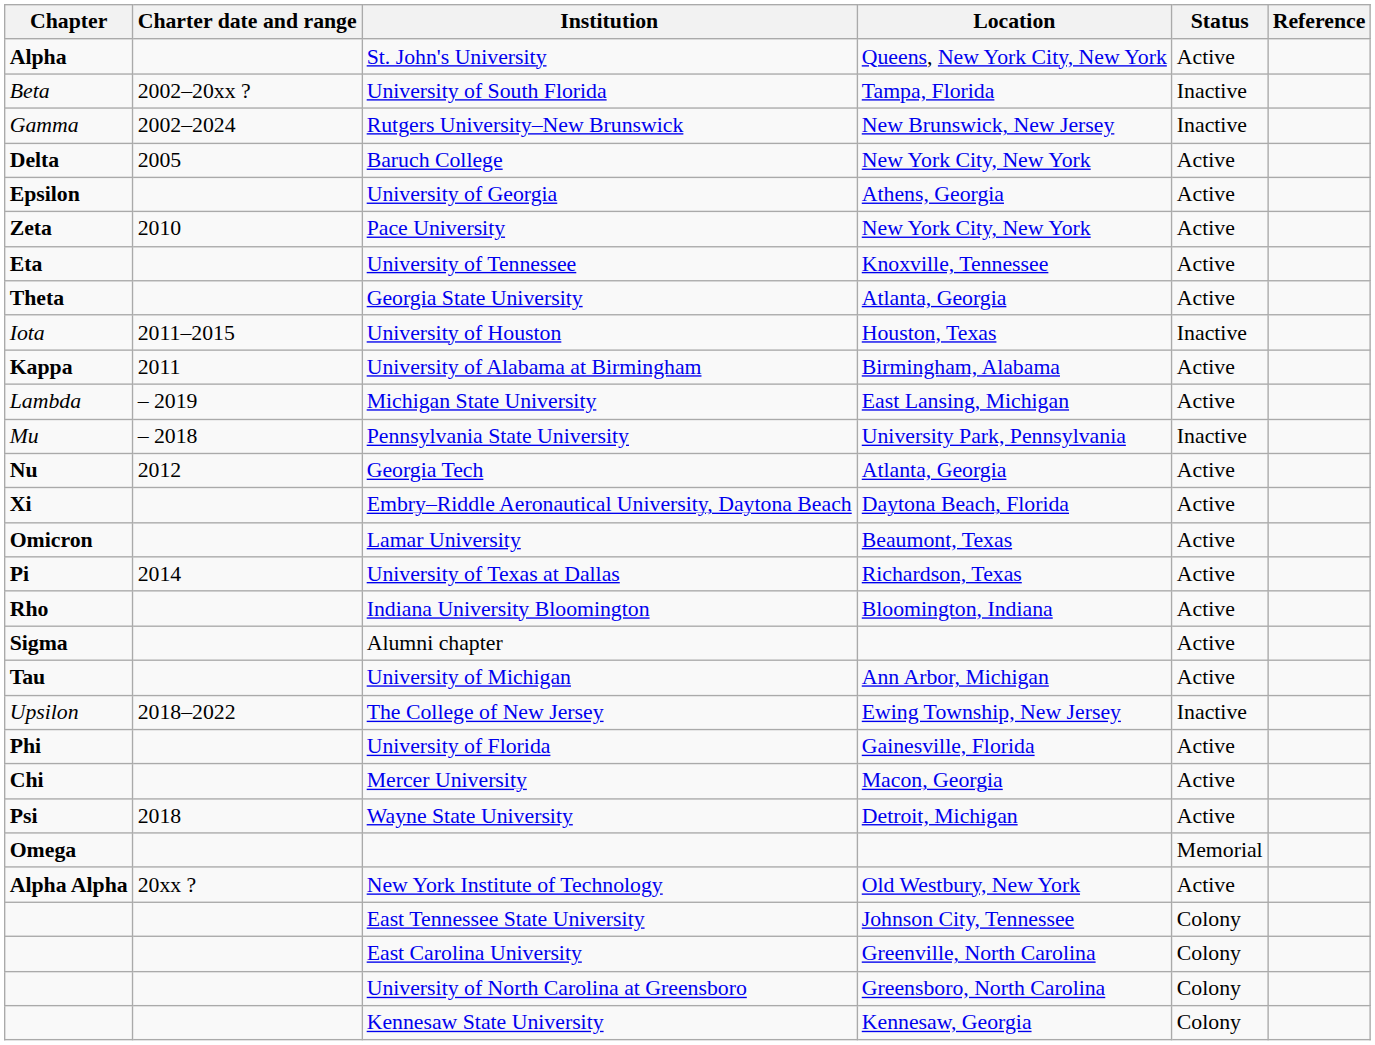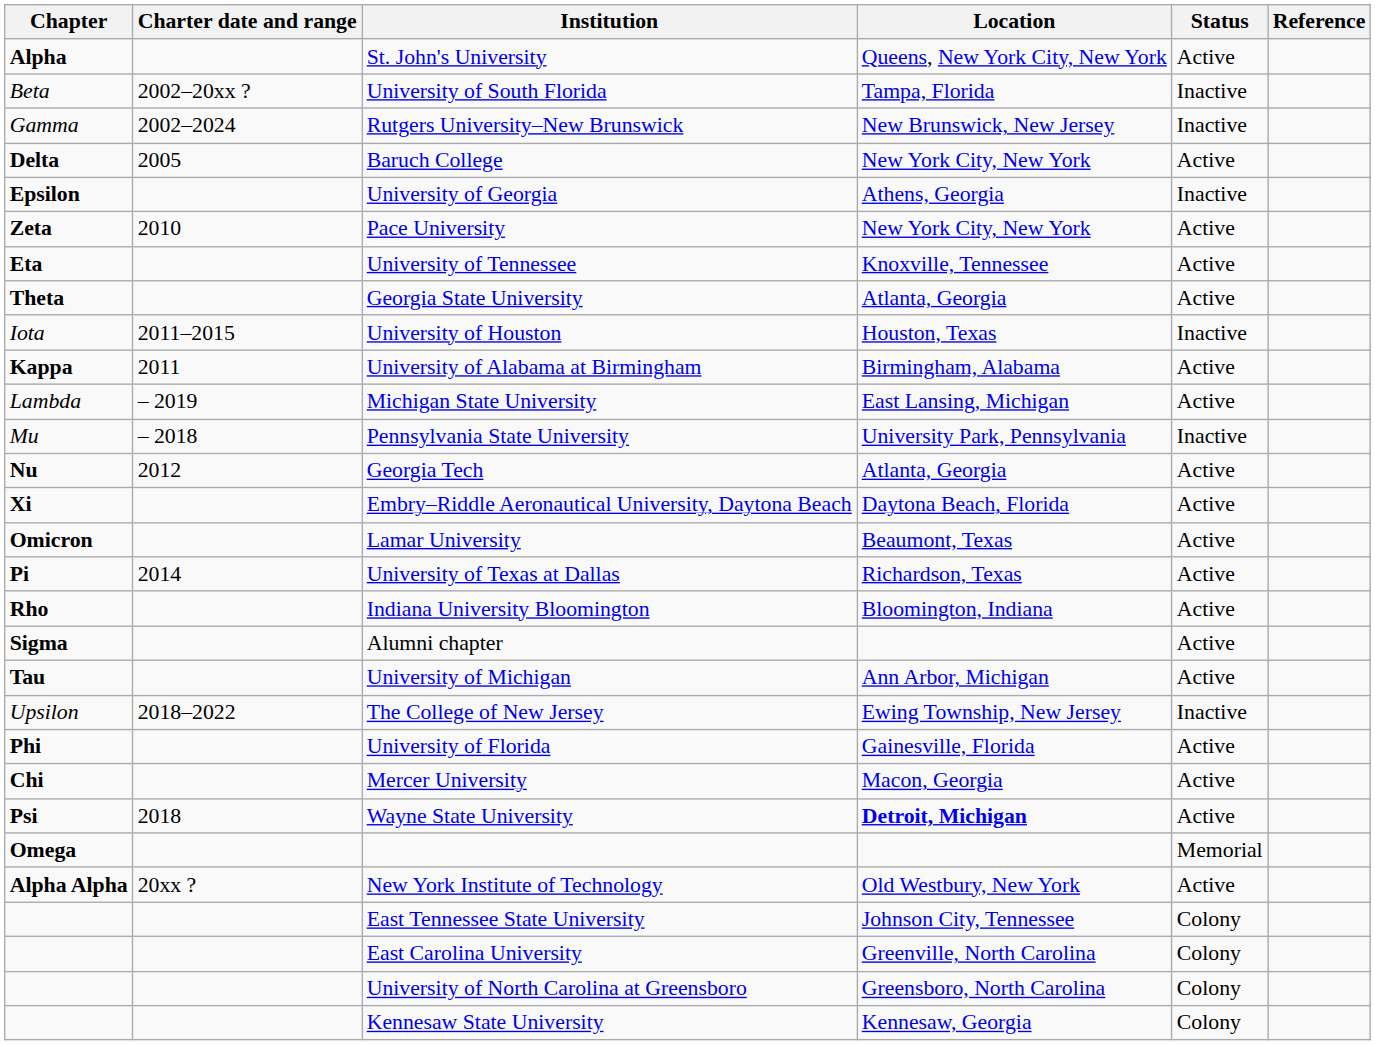(1206, 194) Active -> (1212, 194) Inactive
(940, 815) normal -> (944, 815) bold
